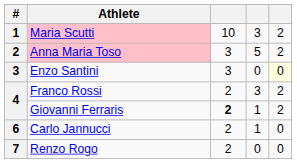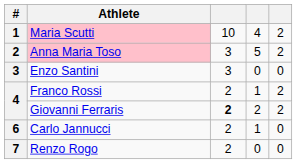(257, 33) 3 -> (257, 33) 4
(280, 71) lightyellow background -> (280, 71) no background
(257, 91) 3 -> (257, 91) 1
(257, 110) 1 -> (257, 110) 2
